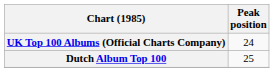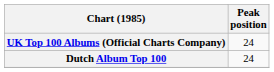(249, 59) 25 -> (249, 59) 24
